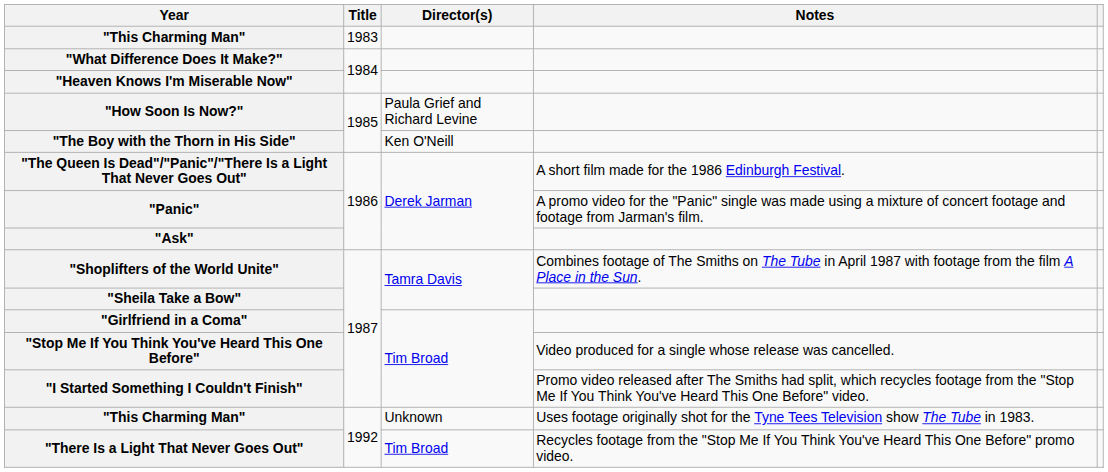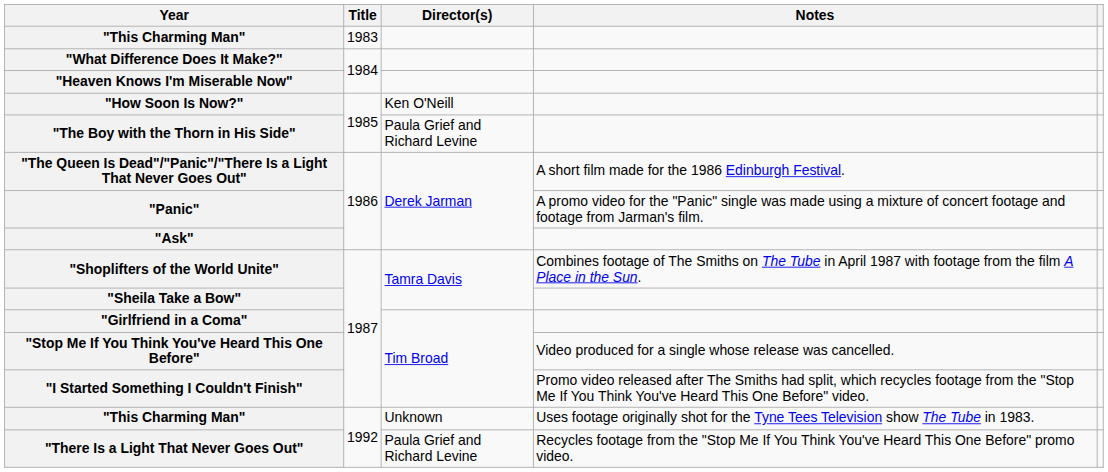(433, 111) Paula Grief and Richard Levine -> (419, 103) Ken O'Neill
(419, 141) Ken O'Neill -> (433, 133) Paula Grief and Richard Levine
(416, 448) Tim Broad -> (433, 448) Paula Grief and Richard Levine
